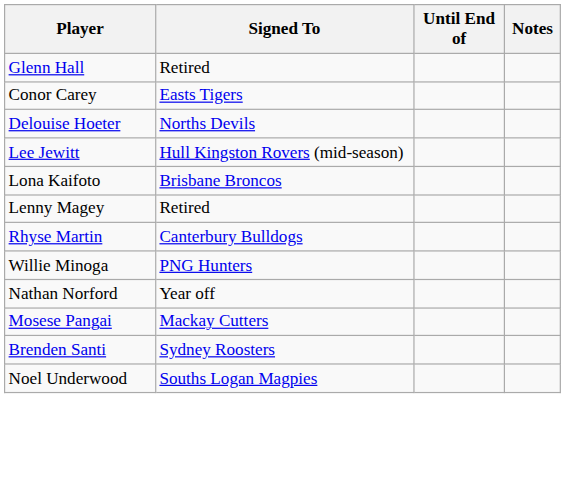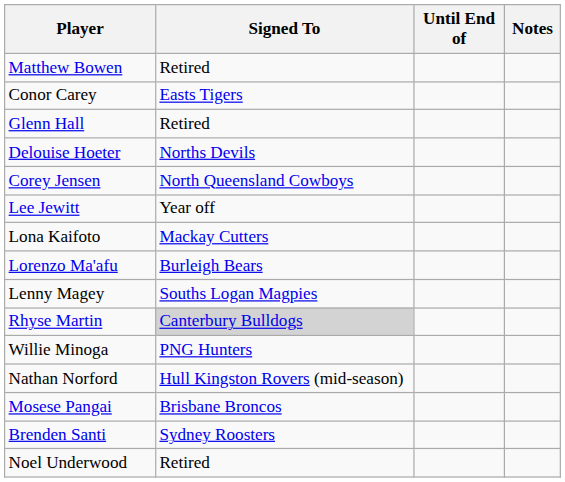+ row: (65, 67)
rows swapped: (53, 95) <-> (46, 67)
+ row: (55, 180)
(281, 152) Hull Kingston Rovers (mid-season) -> (187, 208) Year off
(221, 180) Brisbane Broncos -> (214, 237) Mackay Cutters
+ row: (63, 265)
(185, 208) Retired -> (238, 293) Souths Logan Magpies
(231, 237) no background -> (231, 321) lightgrey background
(187, 293) Year off -> (281, 378) Hull Kingston Rovers (mid-season)
(214, 321) Mackay Cutters -> (221, 406) Brisbane Broncos
(238, 378) Souths Logan Magpies -> (185, 463) Retired
